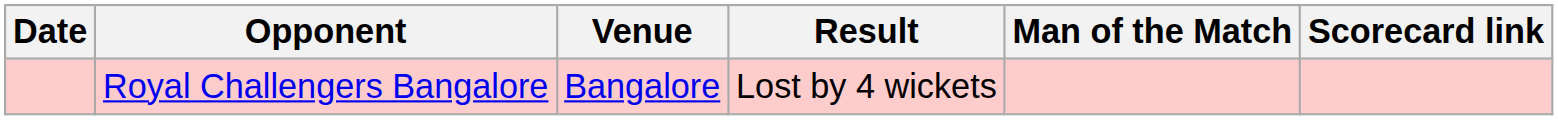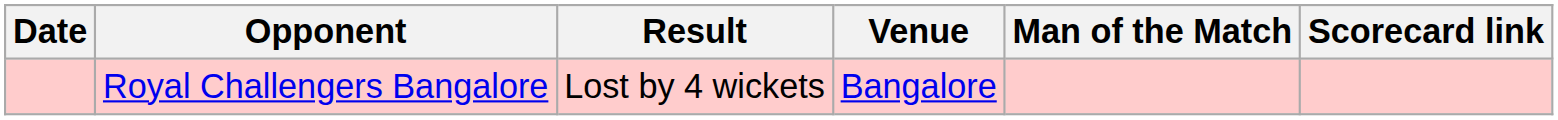columns swapped: (642, 31) <-> (866, 31)
